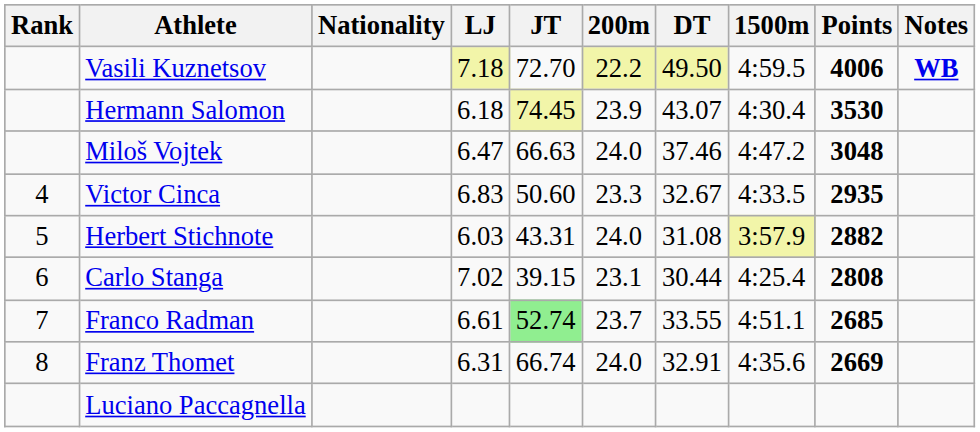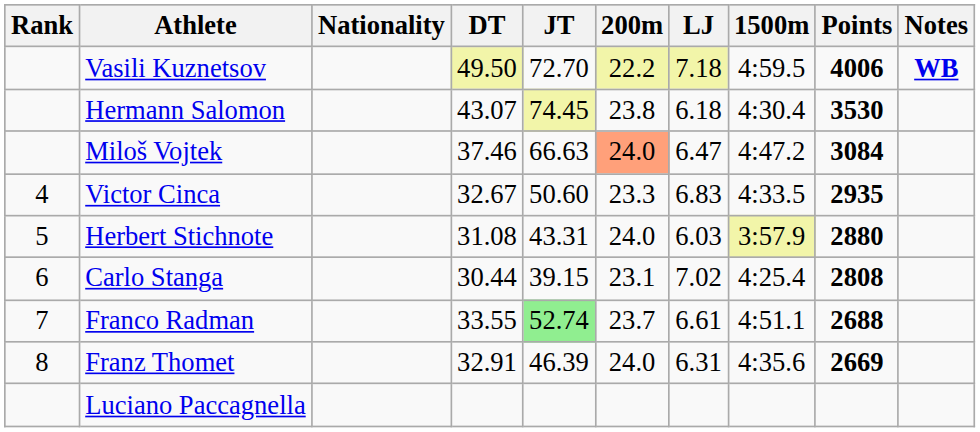columns swapped: (480, 25) <-> (692, 25)
(619, 109) 23.9 -> (632, 109) 23.8
(619, 151) no background -> (632, 151) lightsalmon background
(857, 151) 3048 -> (857, 151) 3084
(857, 236) 2882 -> (857, 236) 2880
(857, 320) 2685 -> (857, 320) 2688
(546, 362) 66.74 -> (559, 362) 46.39
